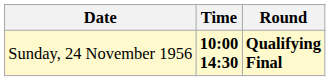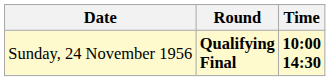columns swapped: (219, 17) <-> (283, 17)
